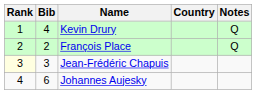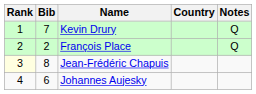(47, 30) 4 -> (47, 30) 7
(47, 64) 3 -> (47, 64) 8
